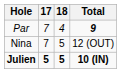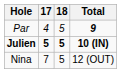(46, 28) 7 -> (46, 28) 4
(62, 28) 4 -> (62, 28) 5
rows swapped: (21, 60) <-> (21, 44)
